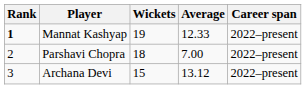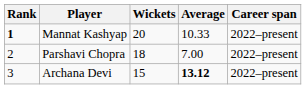(139, 34) 19 -> (139, 34) 20
(195, 34) 12.33 -> (195, 34) 10.33
(195, 73) normal -> (195, 73) bold
